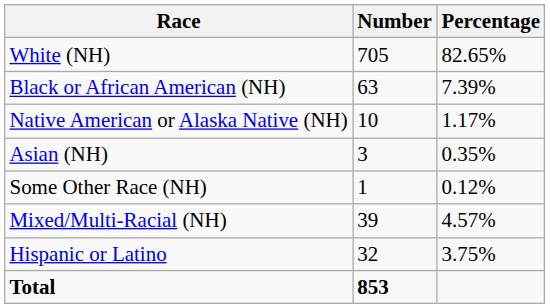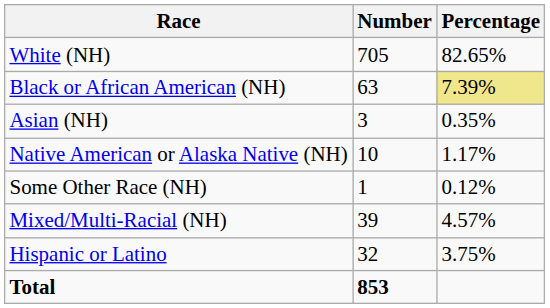(469, 87) no background -> (469, 87) khaki background
rows swapped: (179, 120) <-> (59, 154)
